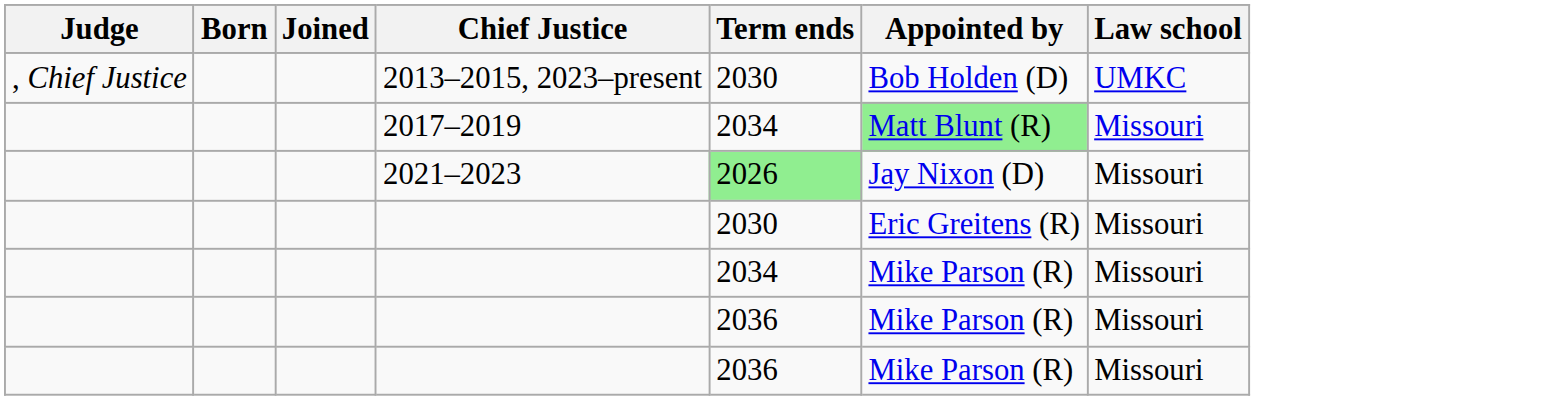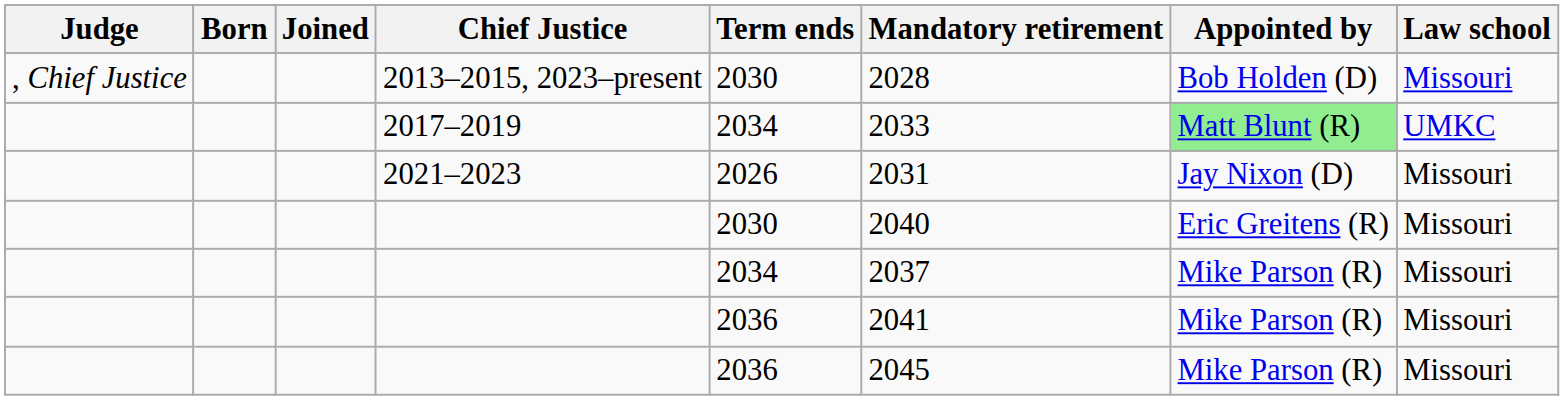+ column: (1016, 28)
(1140, 77) UMKC -> (1458, 77) Missouri
(1149, 126) Missouri -> (1449, 126) UMKC
(747, 175) lightgreen background -> (747, 175) no background
